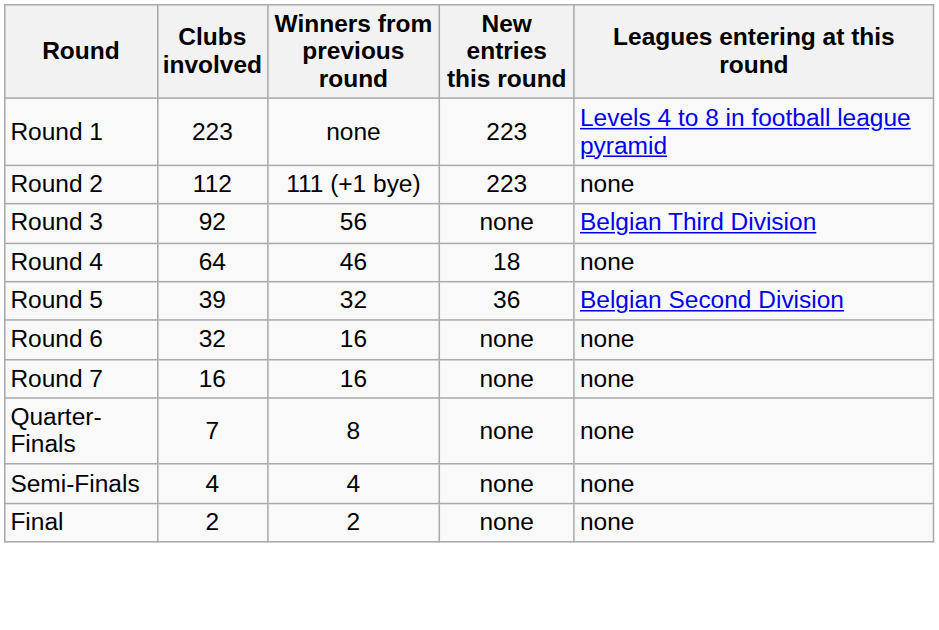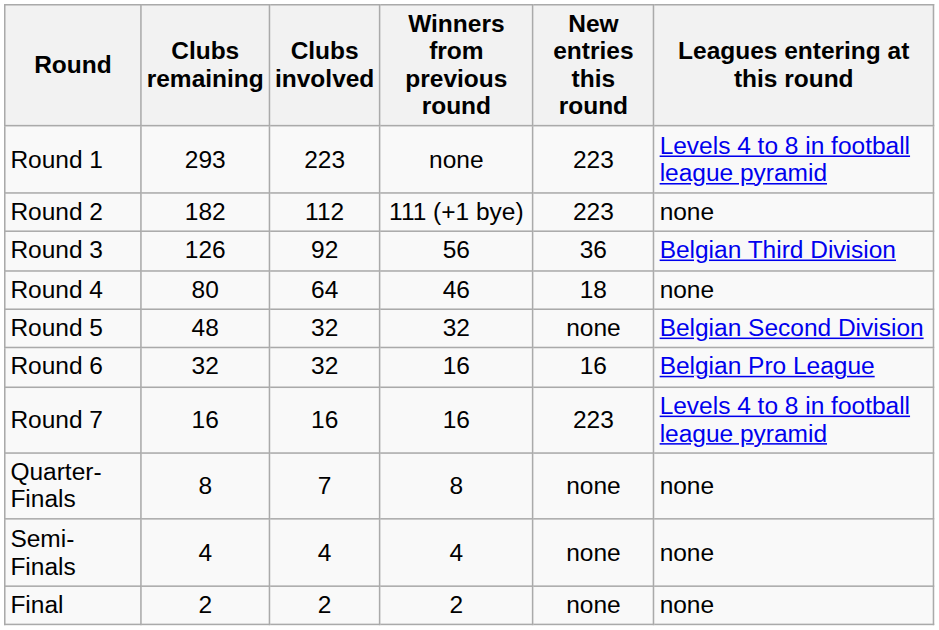+ column: (205, 65)
(507, 223) none -> (593, 250) 36
(212, 300) 39 -> (325, 328) 32
(507, 300) 36 -> (593, 328) none
(507, 339) none -> (593, 367) 16
(607, 339) none -> (767, 367) Belgian Pro League
(507, 378) none -> (593, 419) 223
(607, 378) none -> (785, 419) Levels 4 to 8 in football league pyramid
